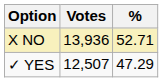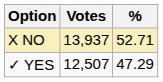(86, 40) 13,936 -> (86, 40) 13,937
